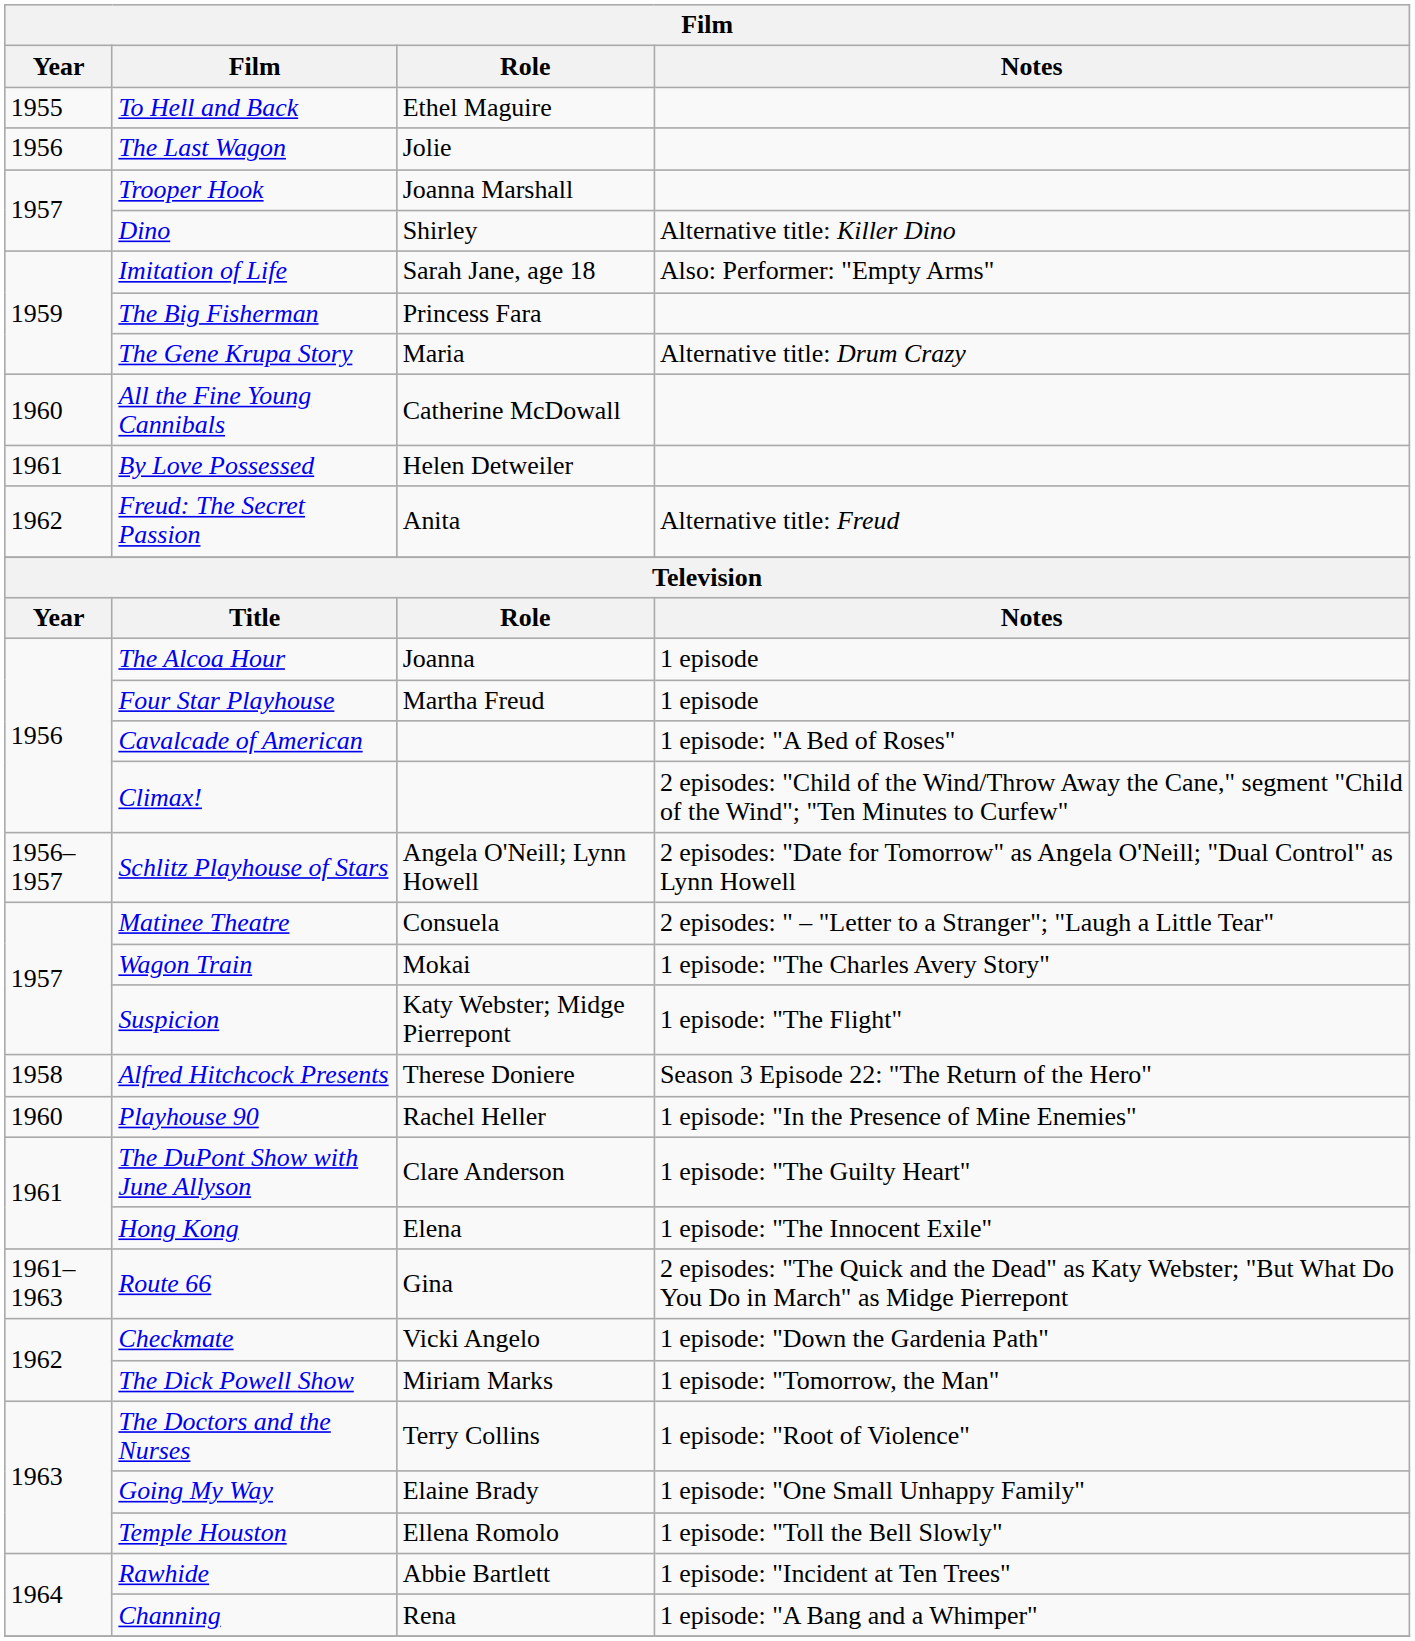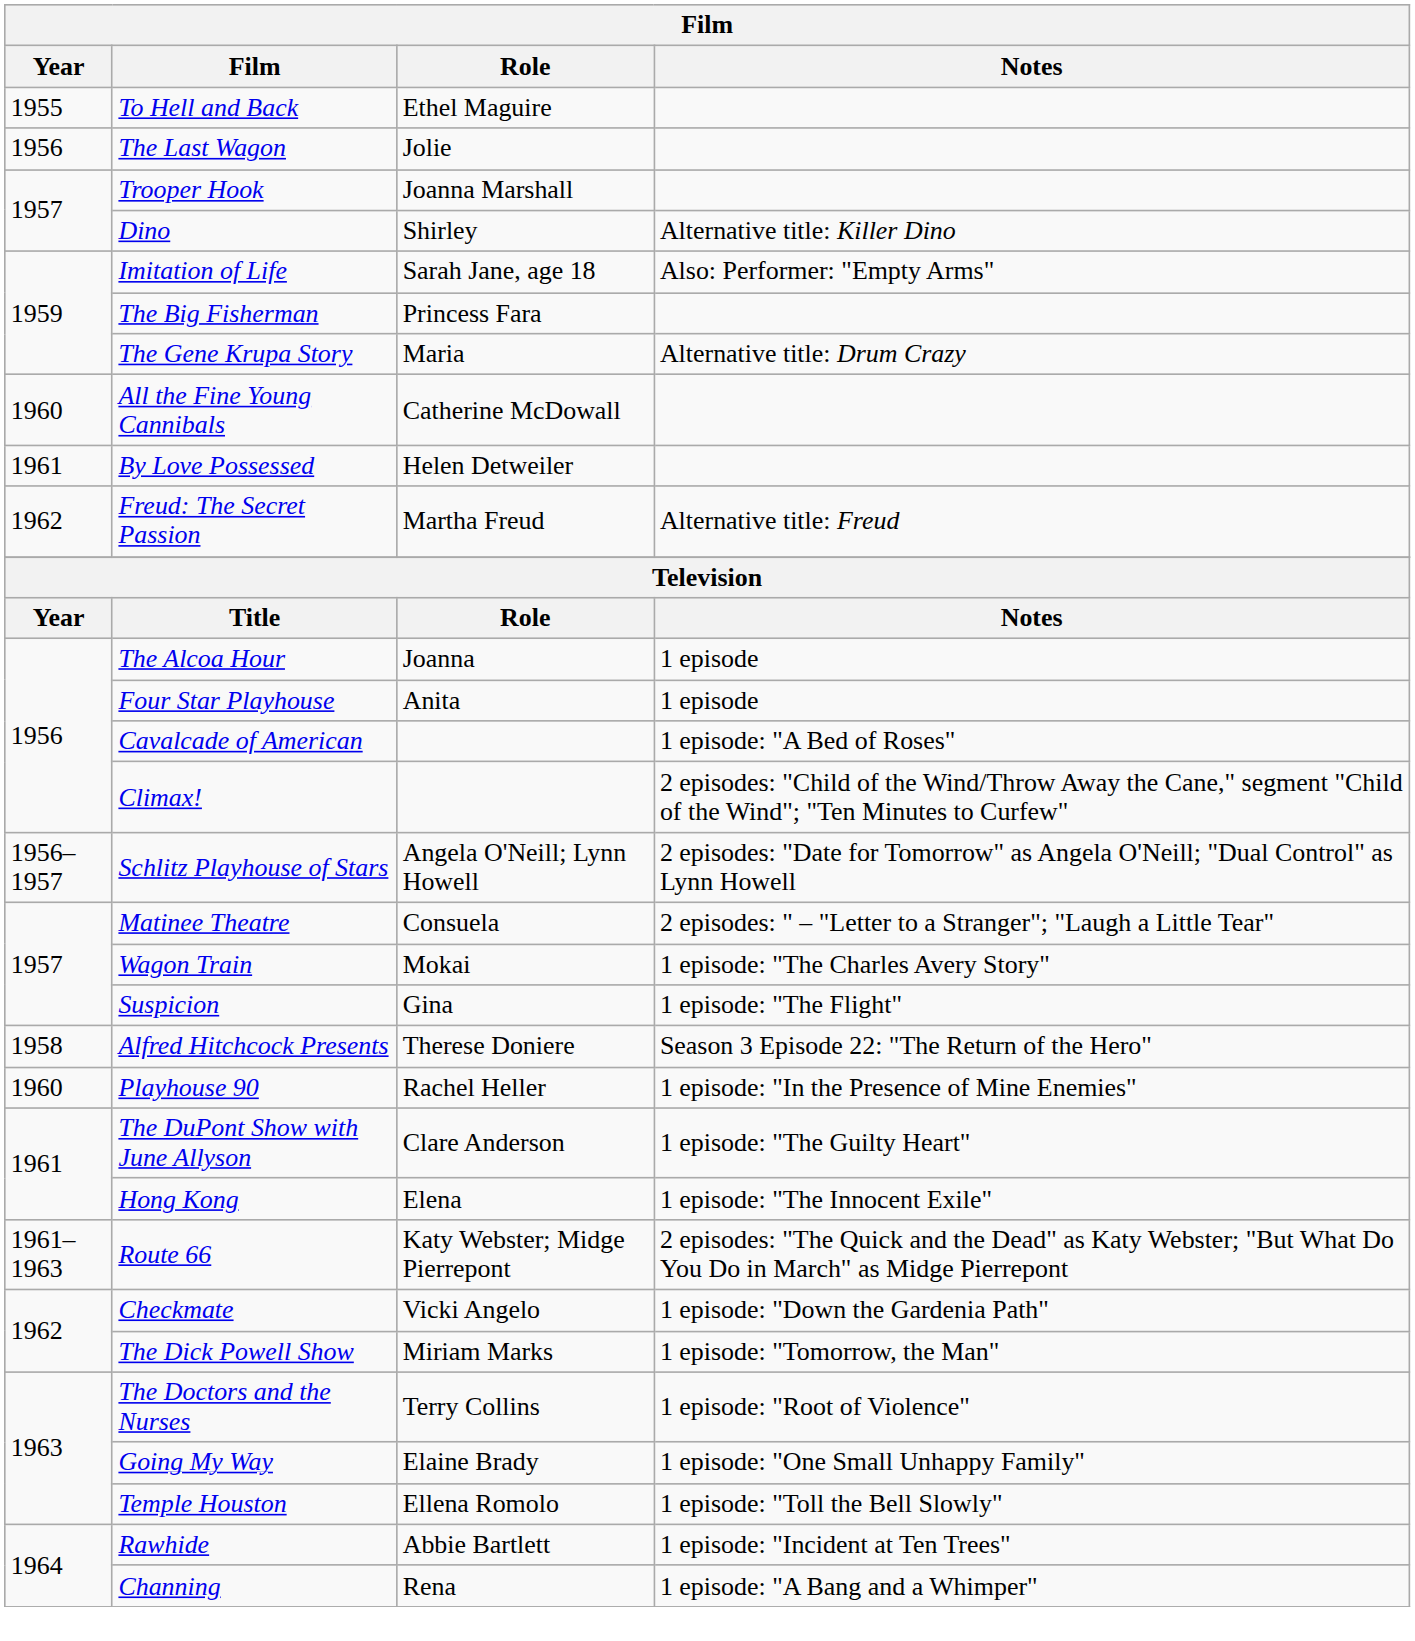(431, 520) Anita -> (474, 520) Martha Freud
(474, 699) Martha Freud -> (431, 699) Anita
(514, 1019) Katy Webster; Midge Pierrepont -> (428, 1004) Gina
(428, 1283) Gina -> (514, 1254) Katy Webster; Midge Pierrepont
